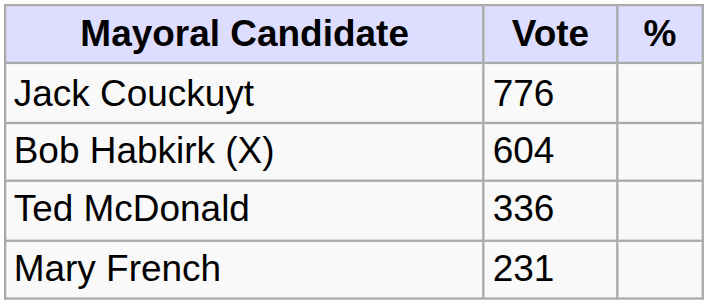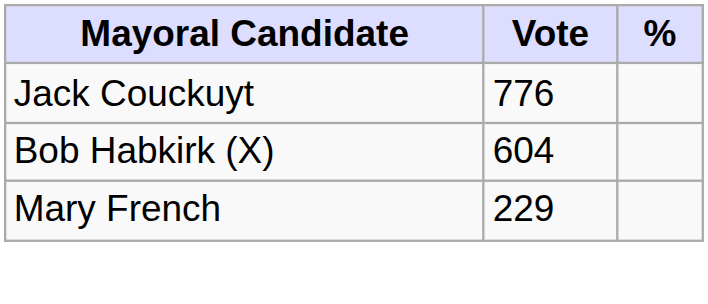- row: (132, 209)
(524, 268) 231 -> (524, 209) 229
